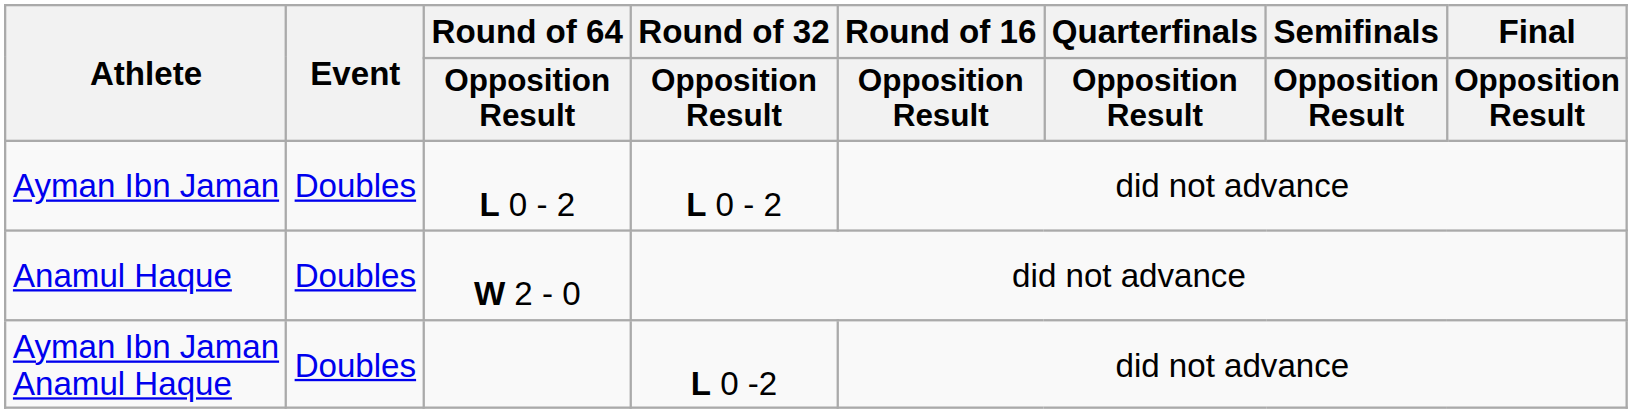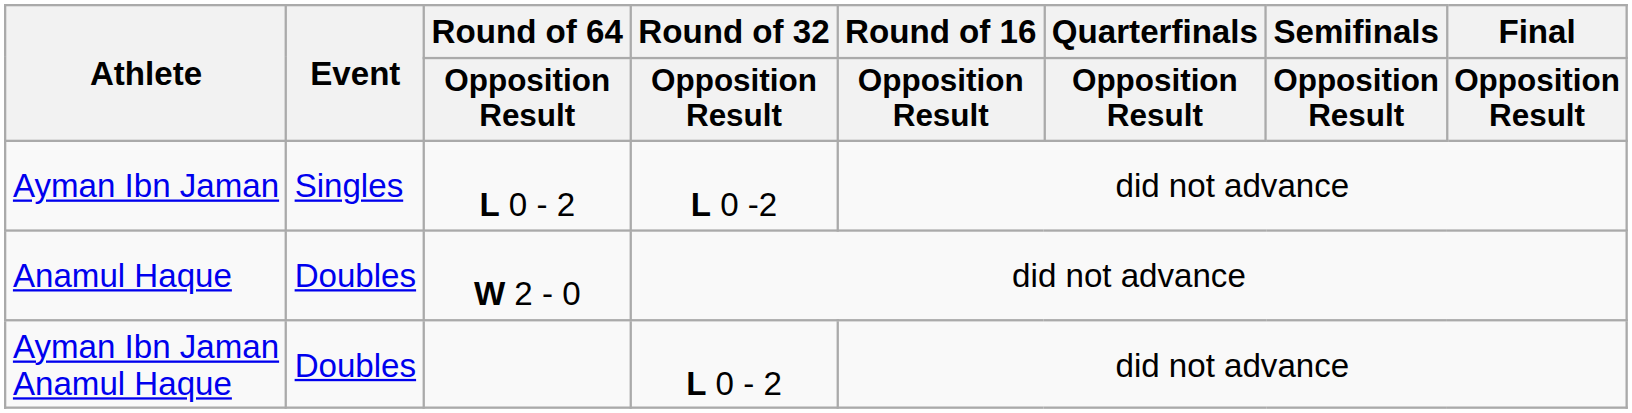(355, 186) Doubles -> (349, 186) Singles
(734, 205) L 0 - 2 -> (734, 205) L 0 -2
(734, 383) L 0 -2 -> (734, 383) L 0 - 2
